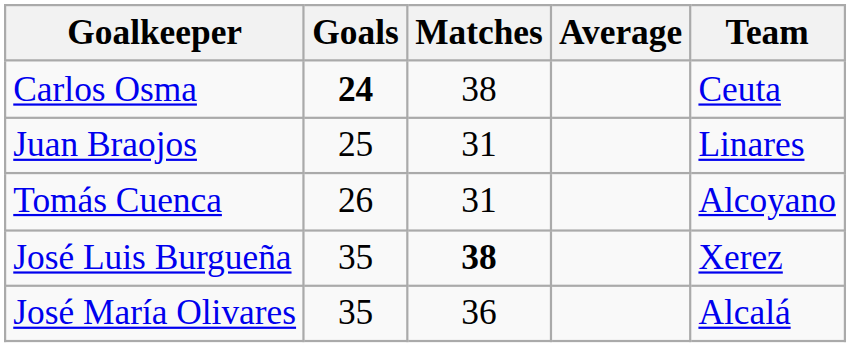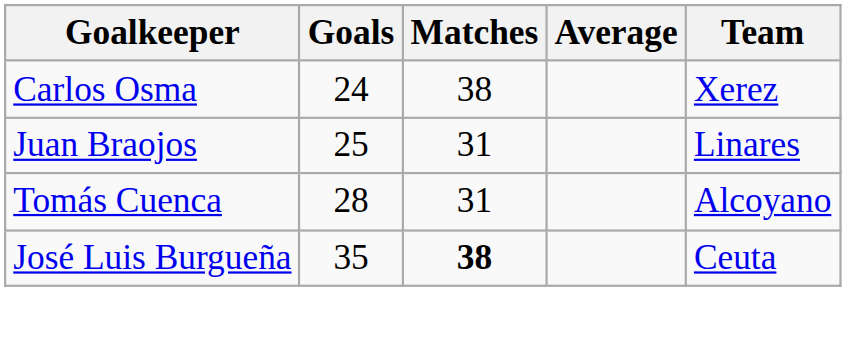(356, 88) bold -> (351, 88) normal
(740, 88) Ceuta -> (736, 88) Xerez
(356, 200) 26 -> (351, 200) 28
(741, 256) Xerez -> (735, 256) Ceuta
- row: (155, 312)
